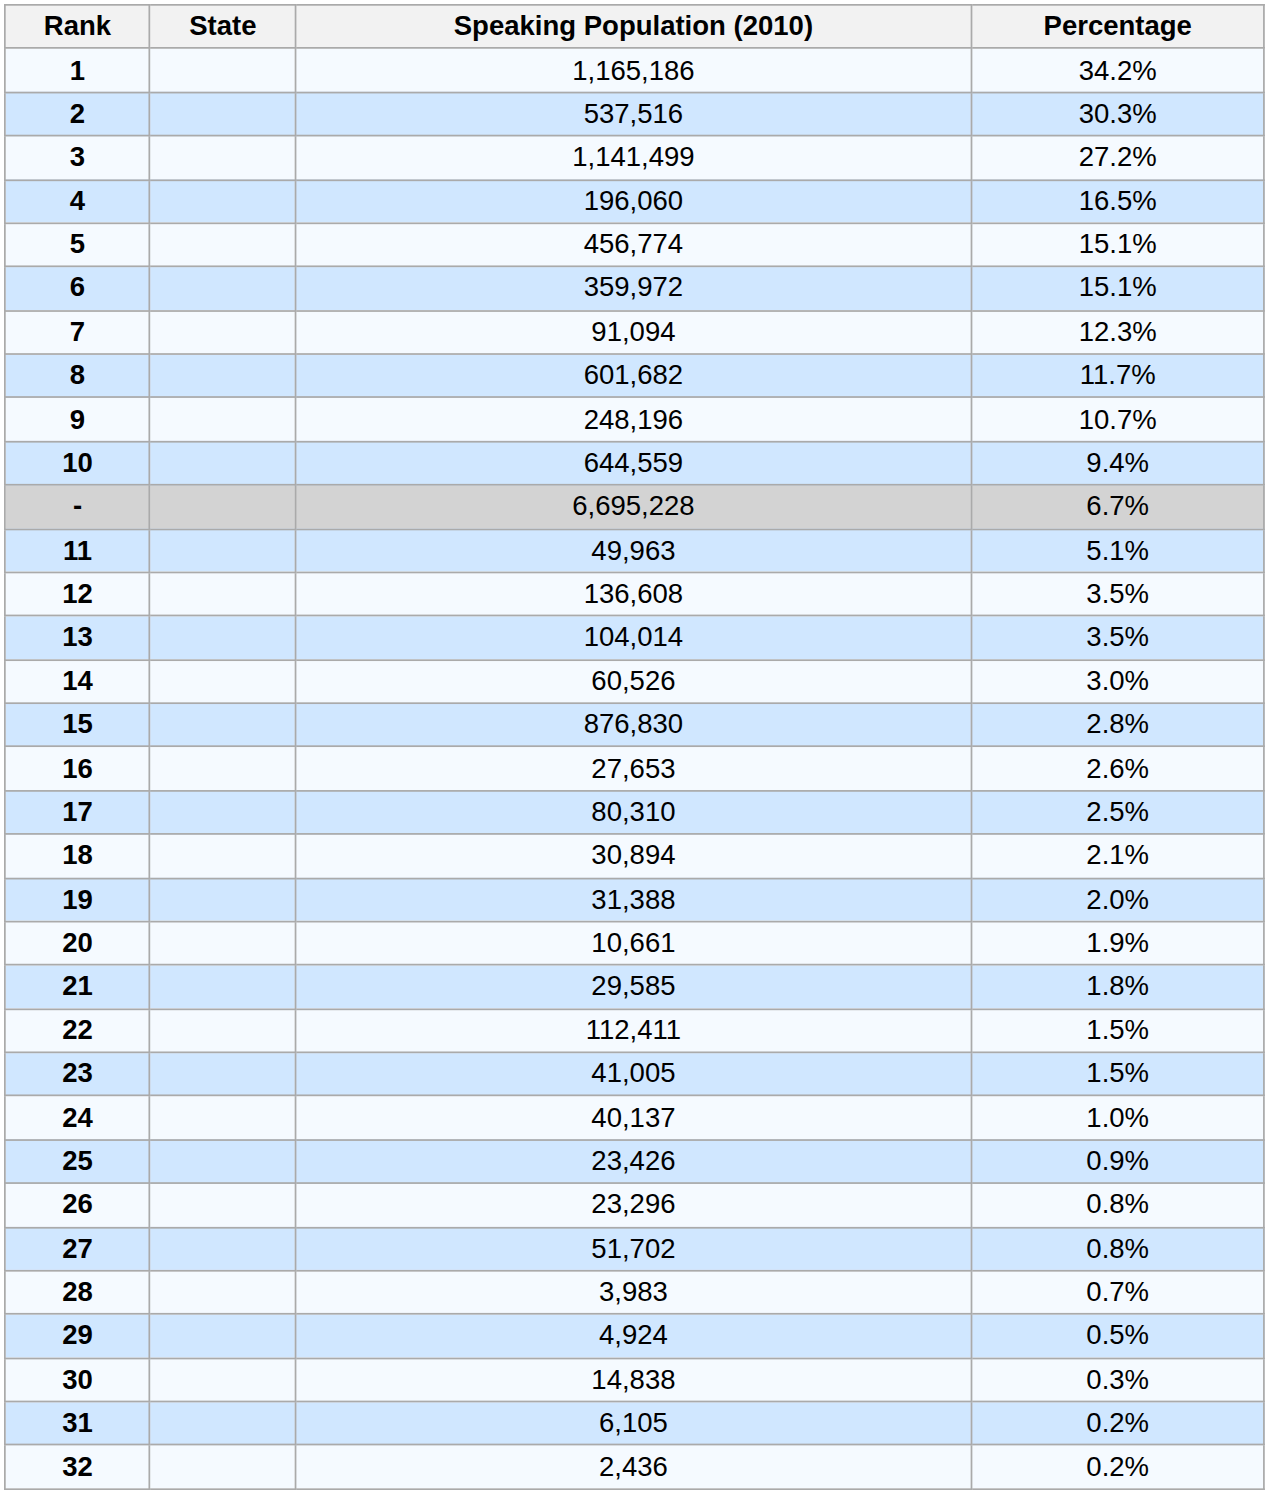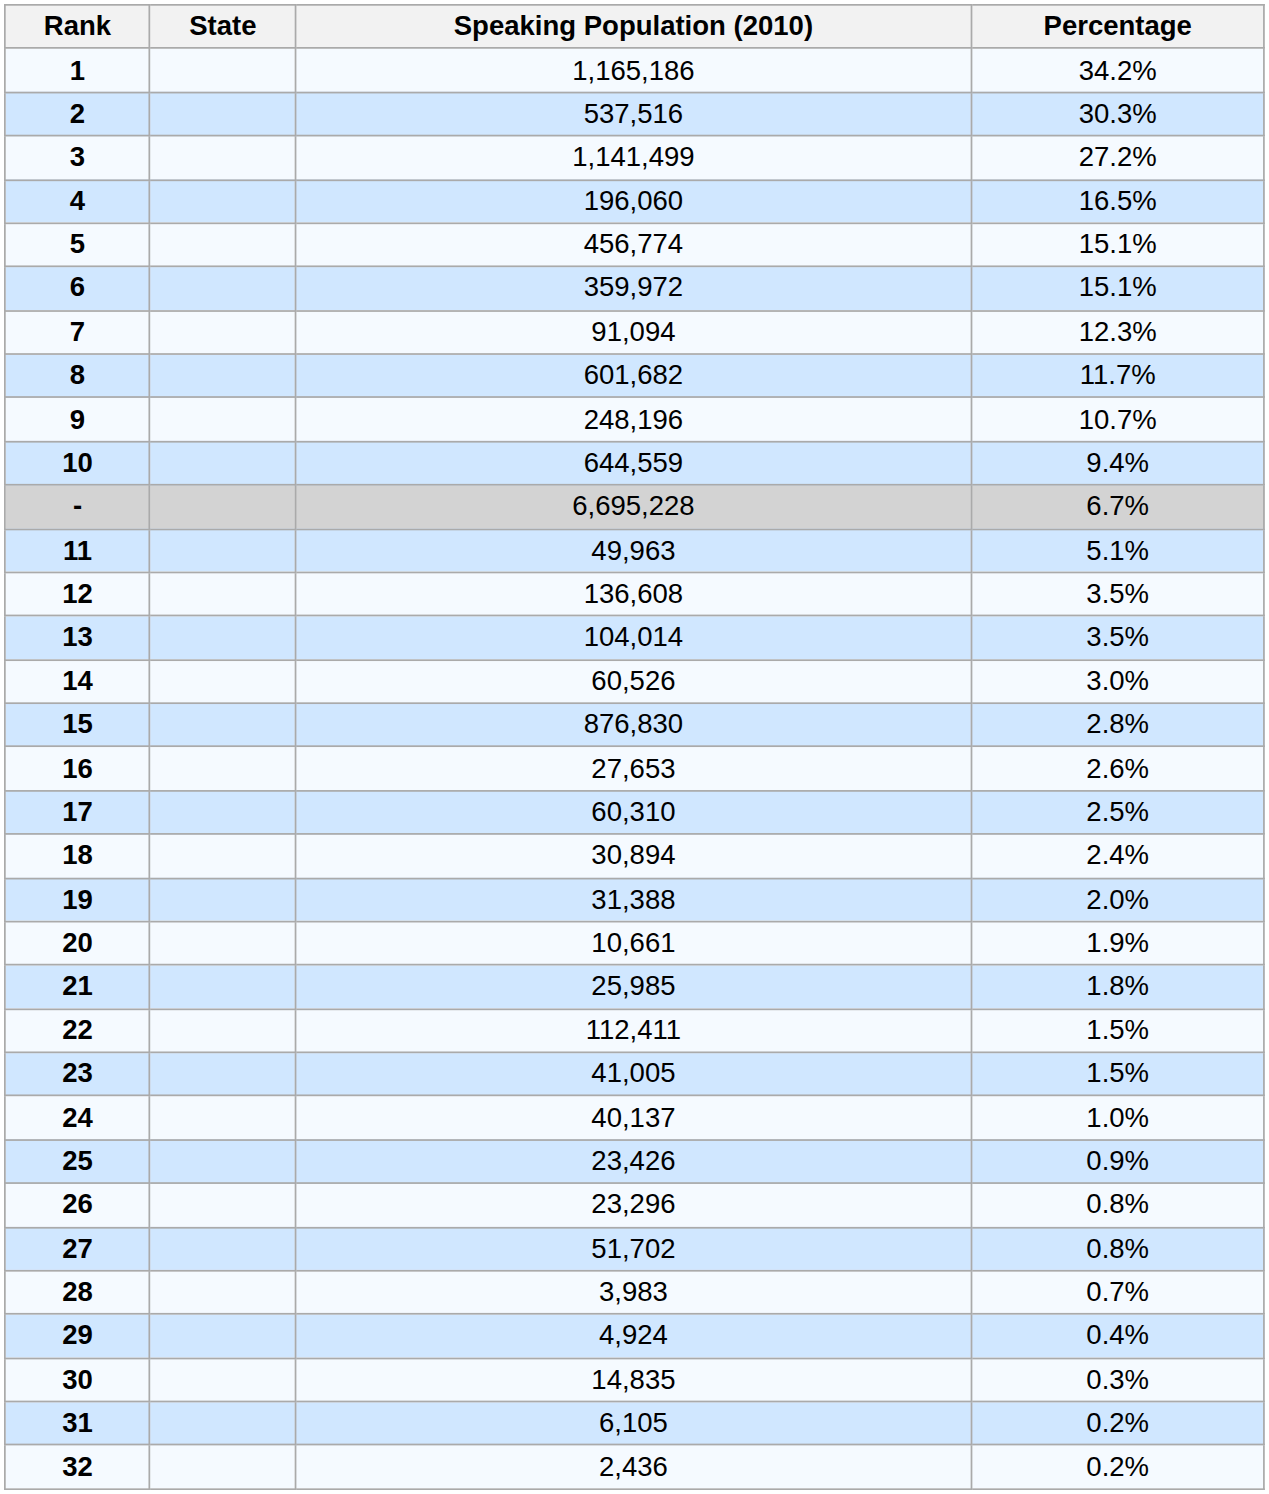(633, 811) 80,310 -> (633, 811) 60,310
(1118, 855) 2.1% -> (1118, 855) 2.4%
(633, 986) 29,585 -> (633, 986) 25,985
(1118, 1335) 0.5% -> (1118, 1335) 0.4%
(633, 1379) 14,838 -> (633, 1379) 14,835
